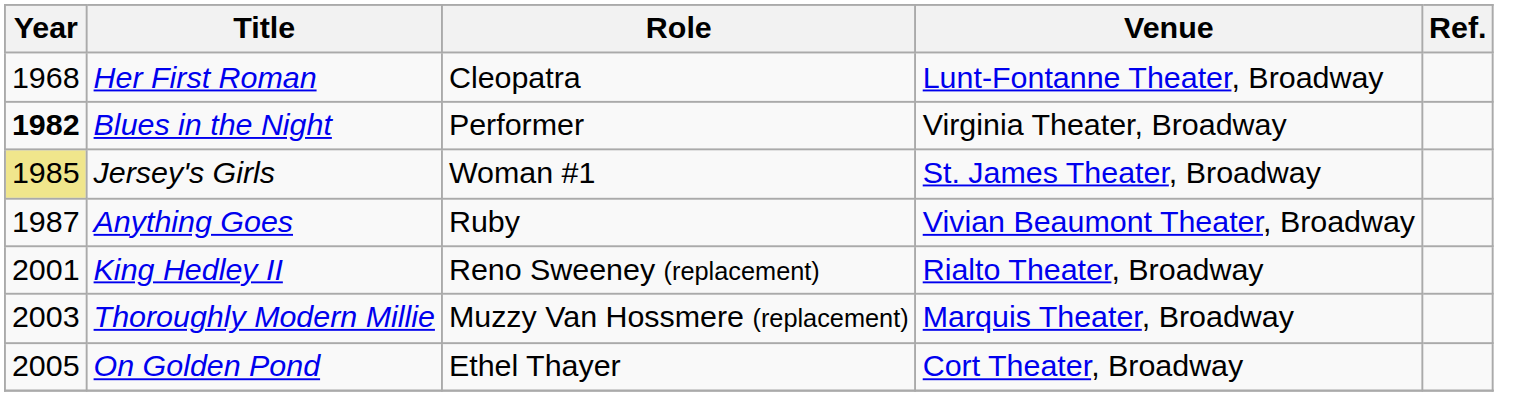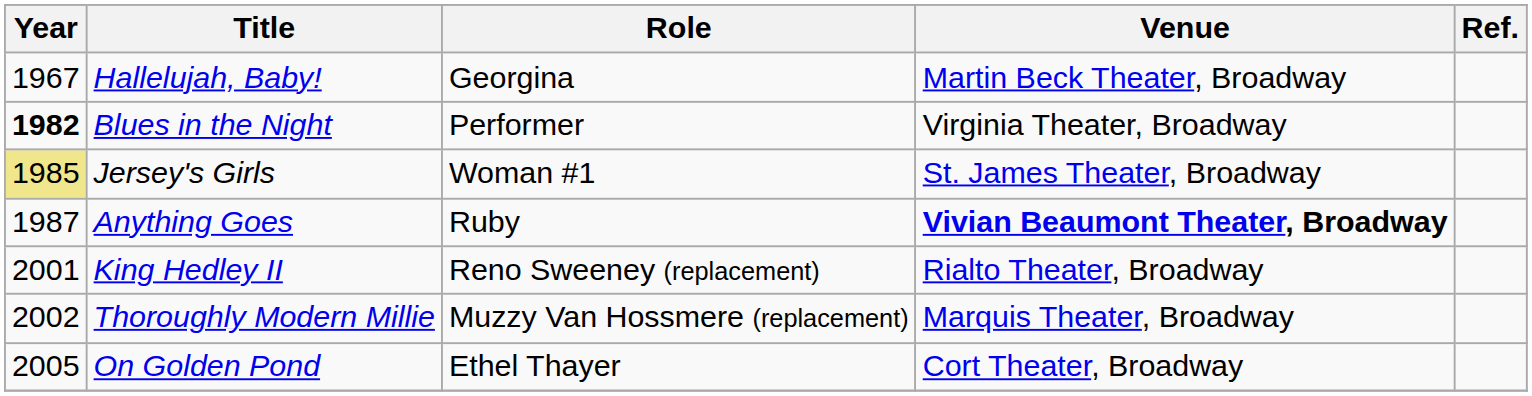+ row: (208, 76)
- row: (205, 76)
(1169, 221) normal -> (1185, 221) bold
(46, 317) 2003 -> (46, 317) 2002
